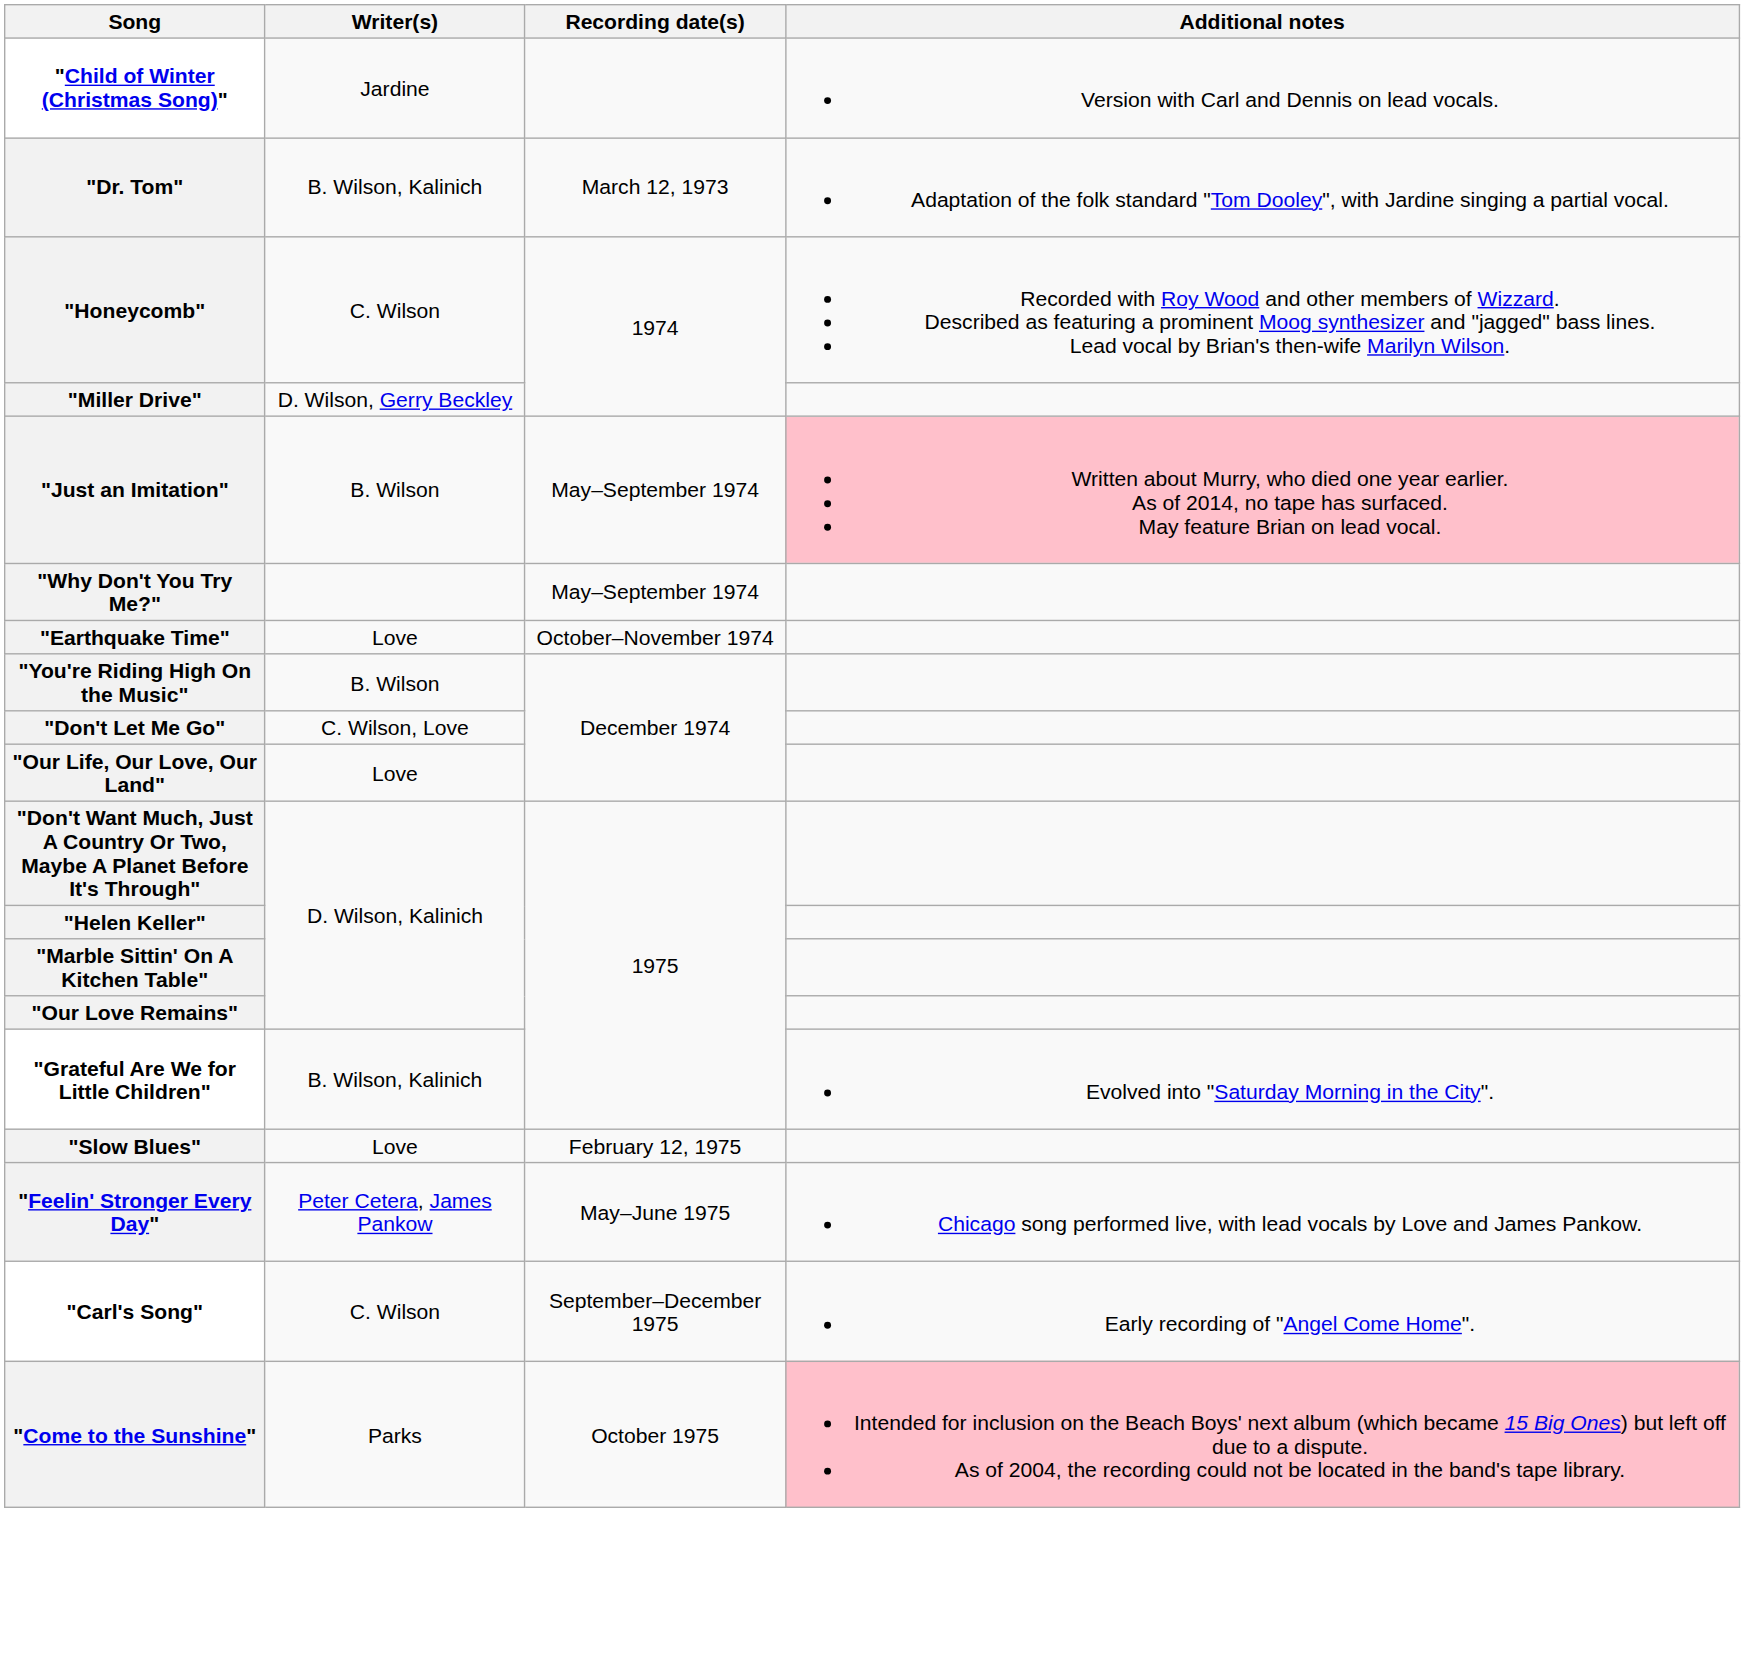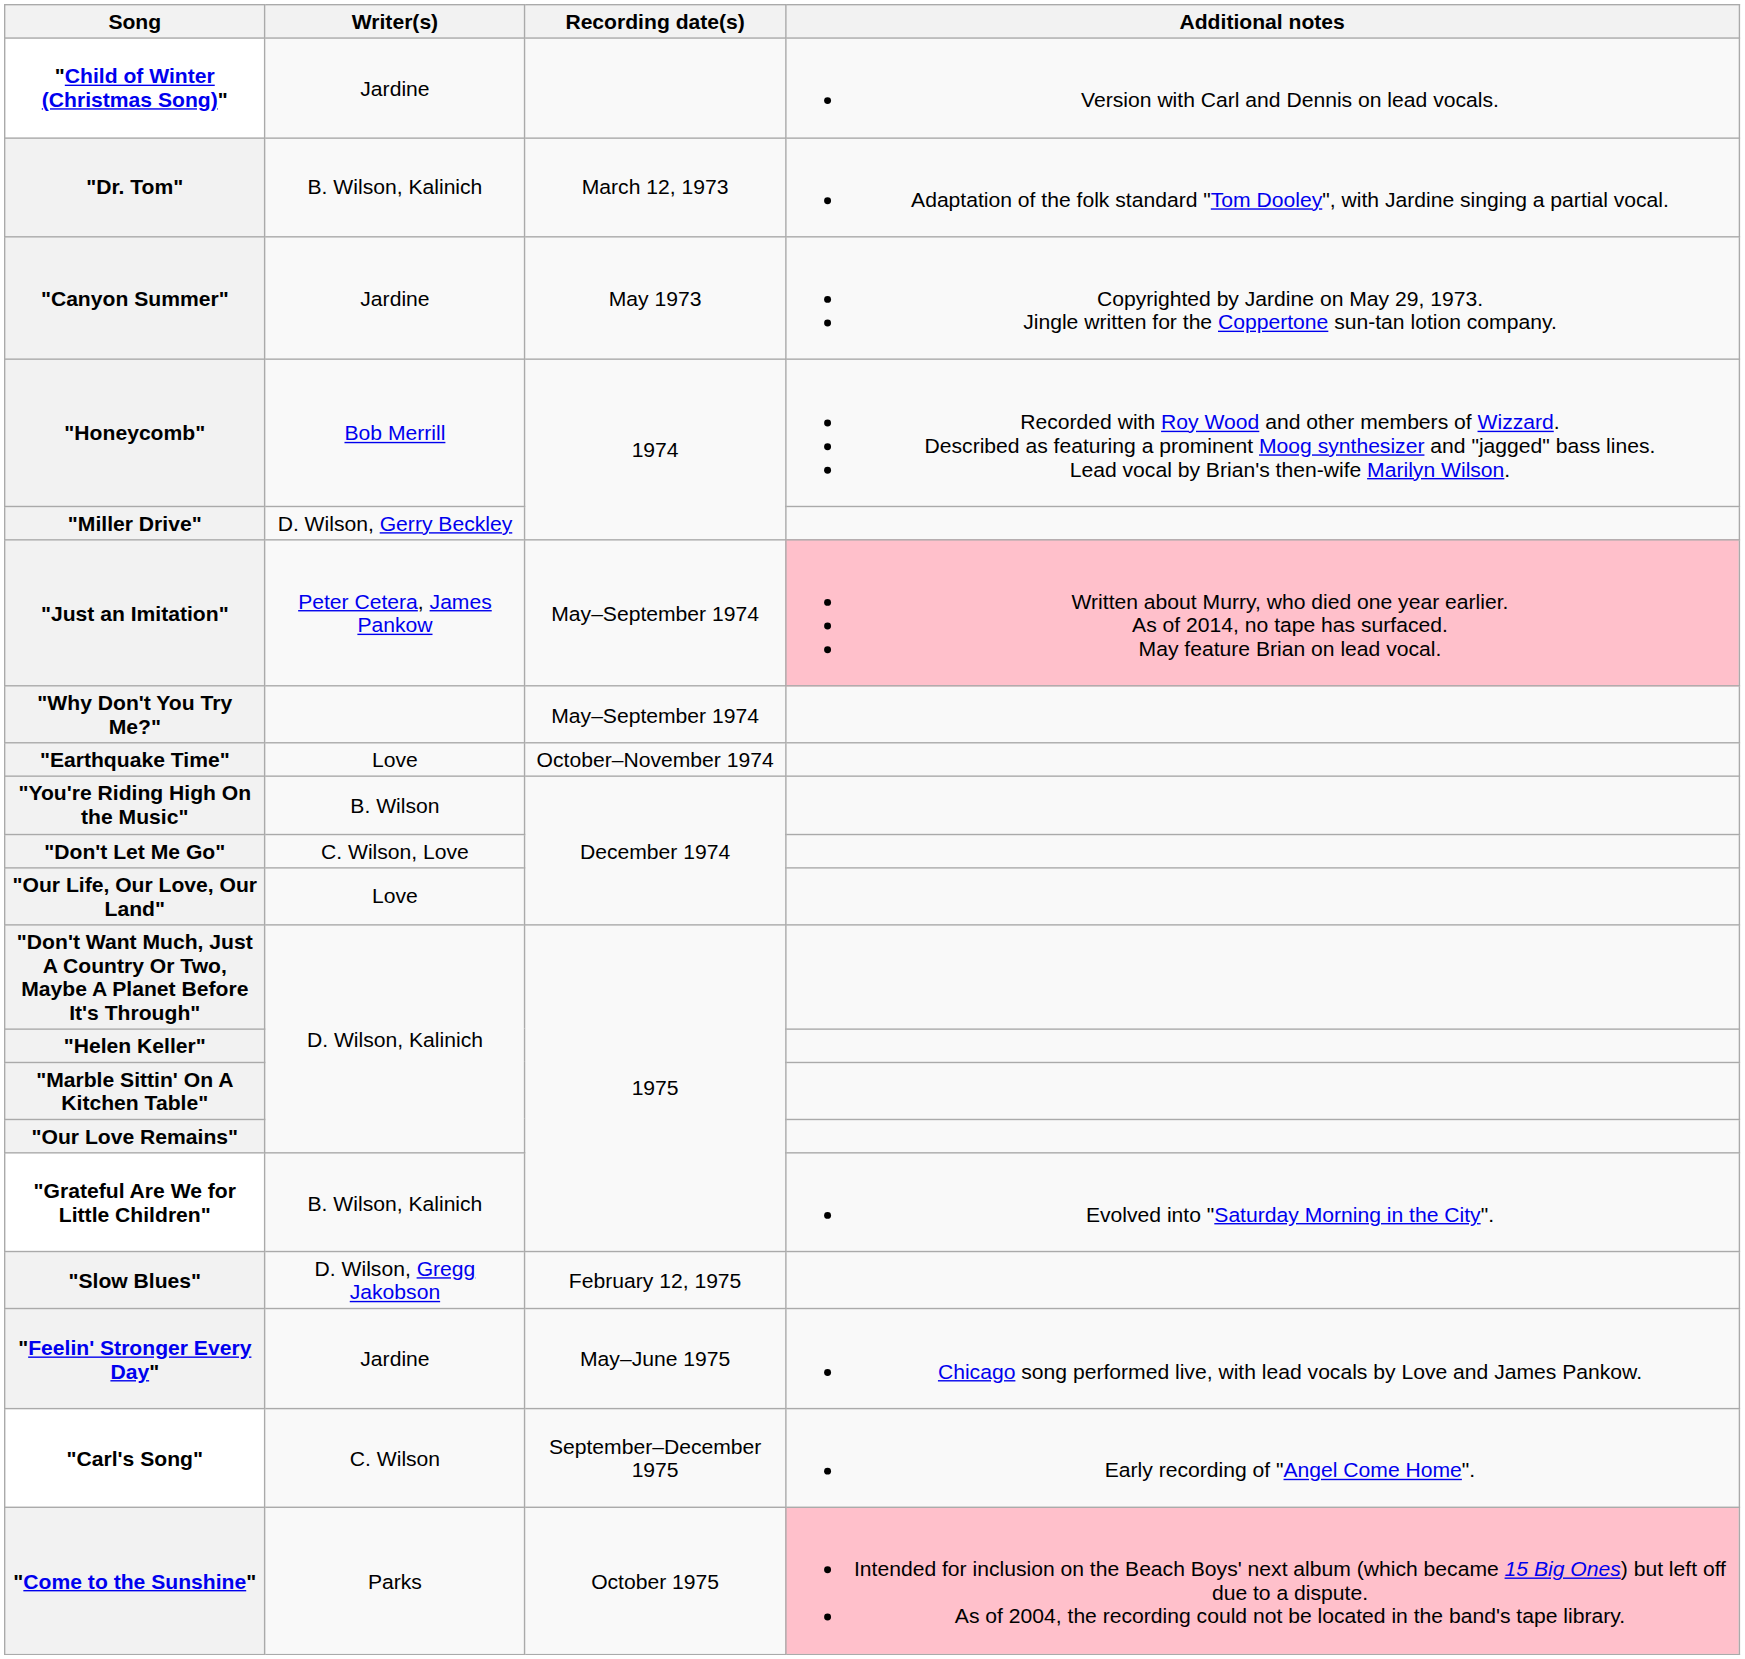+ row: (135, 298)
(395, 310) C. Wilson -> (395, 433) Bob Merrill
(395, 490) B. Wilson -> (395, 613) Peter Cetera, James Pankow
(395, 1146) Love -> (395, 1281) D. Wilson, Gregg Jakobson
(395, 1212) Peter Cetera, James Pankow -> (395, 1359) Jardine
